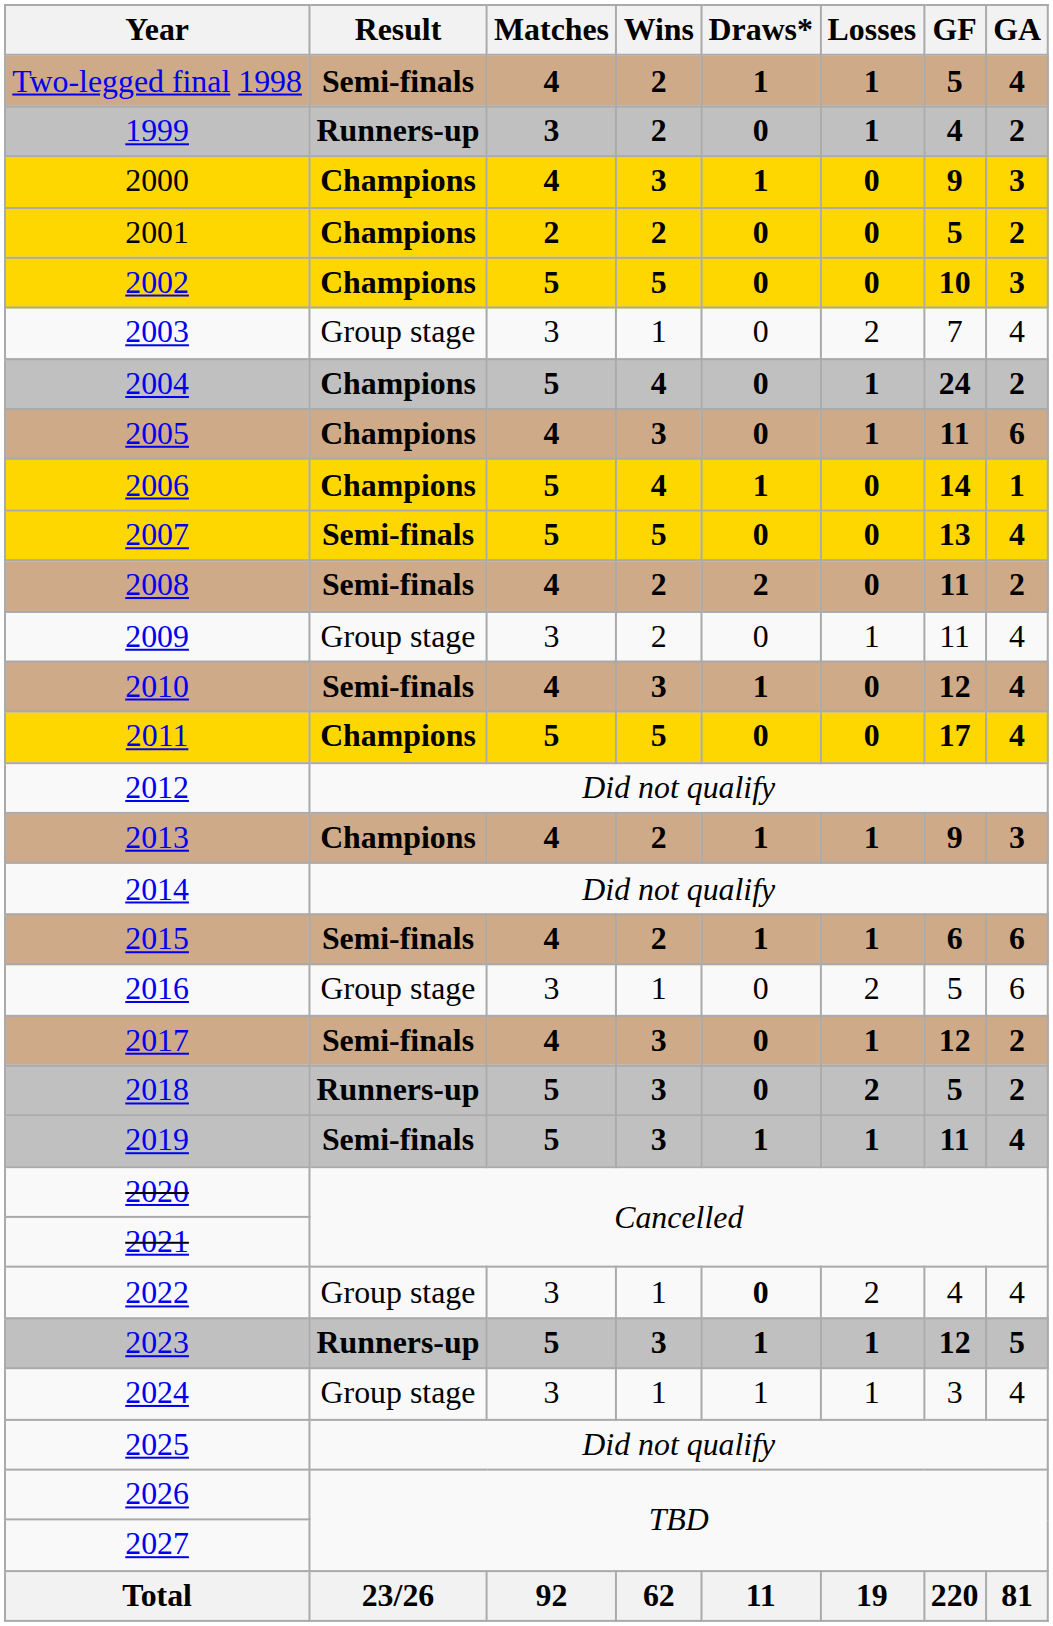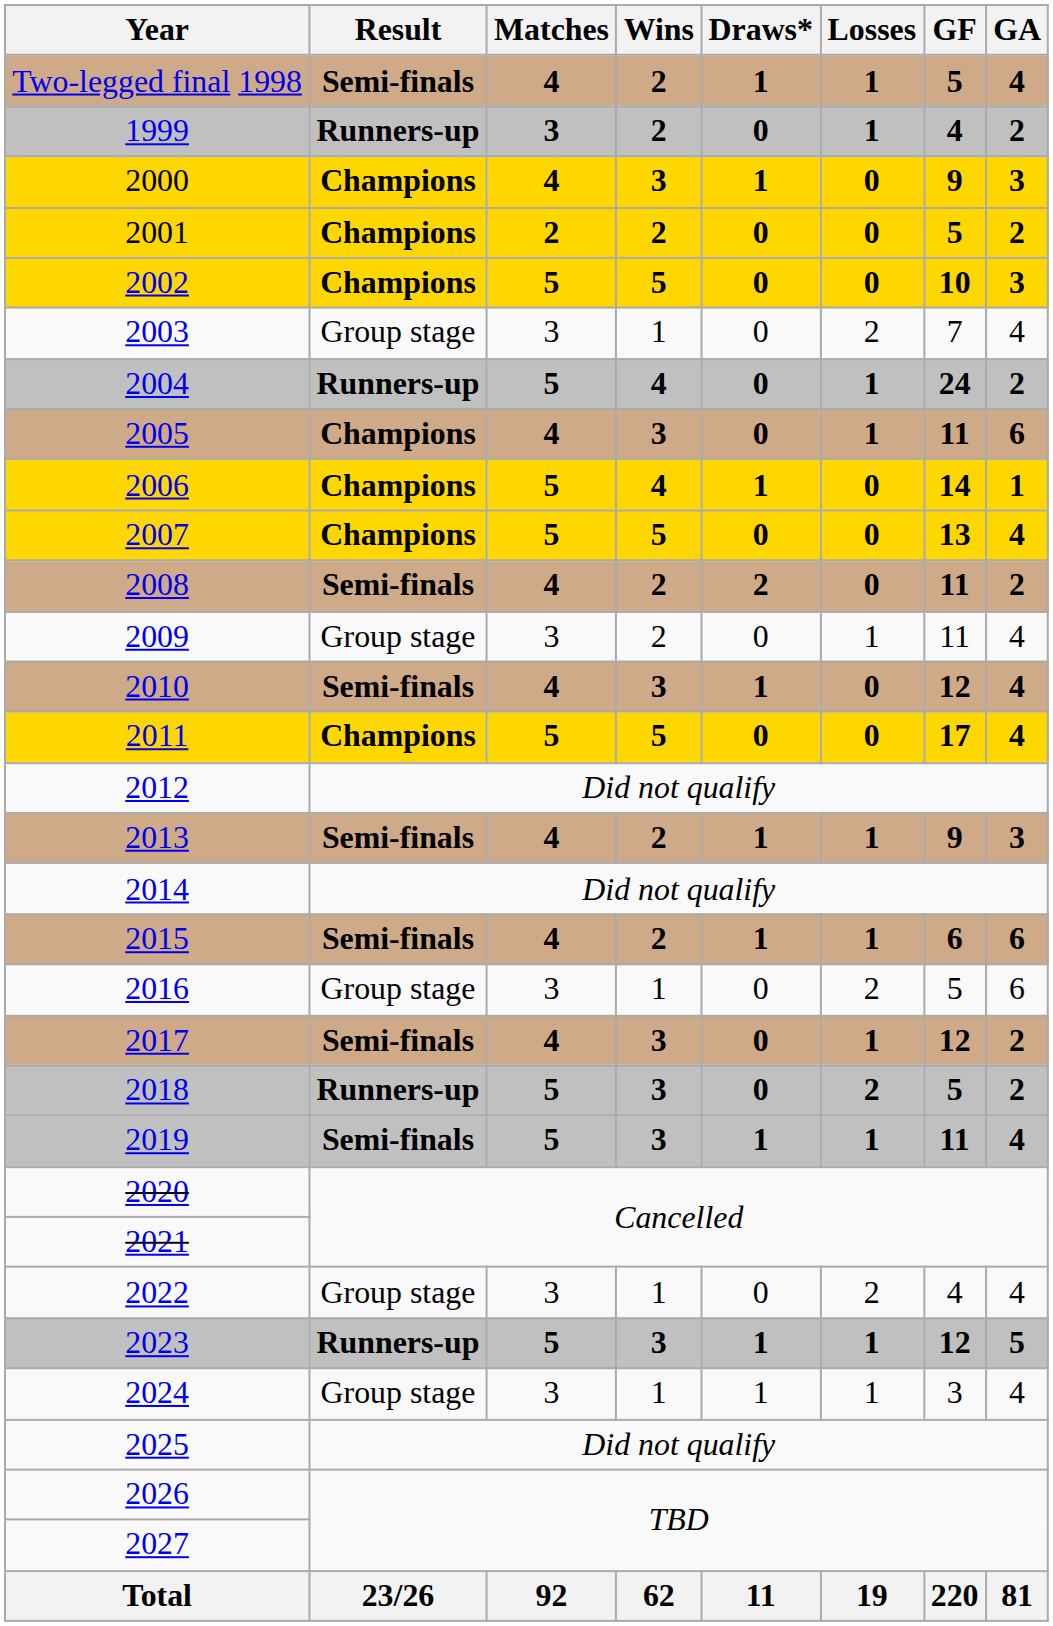(398, 383) Champions -> (398, 383) Runners-up
(398, 534) Semi-finals -> (398, 534) Champions
(398, 837) Champions -> (398, 837) Semi-finals
(761, 1292) bold -> (761, 1292) normal
